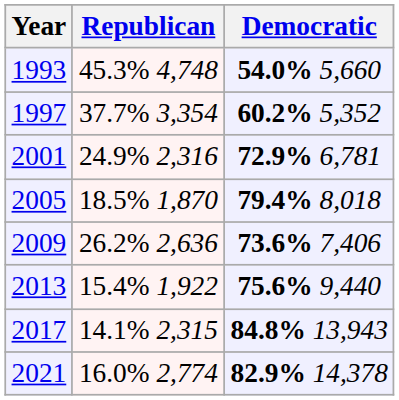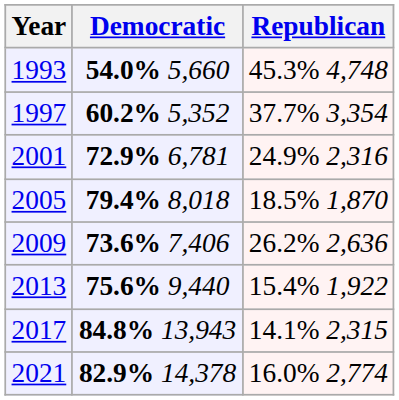columns swapped: (309, 26) <-> (148, 26)
